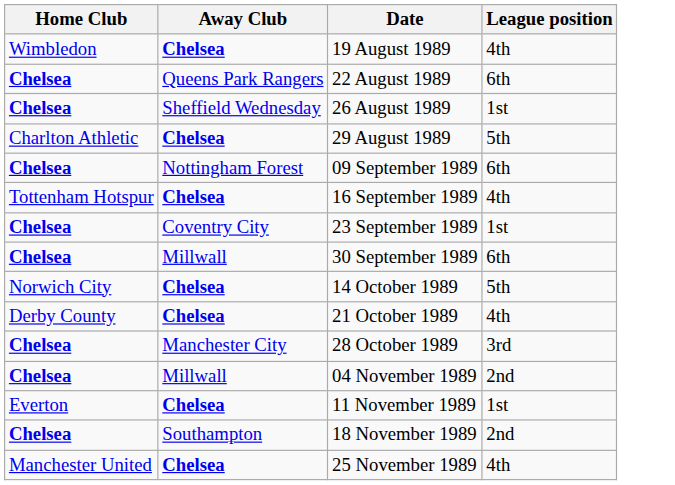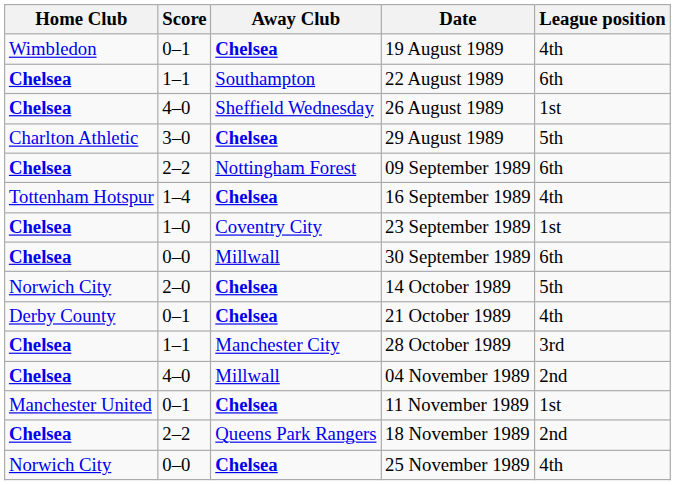+ column: (184, 19)
(243, 78) Queens Park Rangers -> (265, 78) Southampton
(39, 405) Everton -> (80, 405) Manchester United
(212, 434) Southampton -> (296, 434) Queens Park Rangers
(80, 464) Manchester United -> (60, 464) Norwich City
